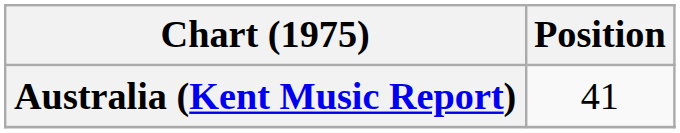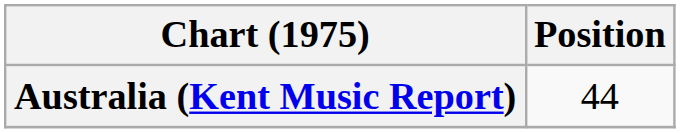(600, 95) 41 -> (600, 95) 44
